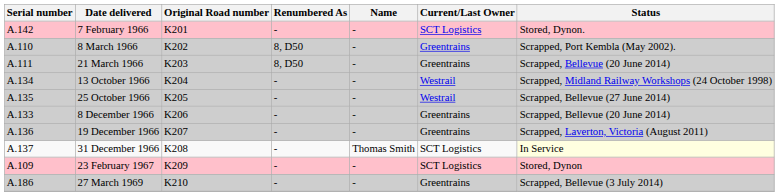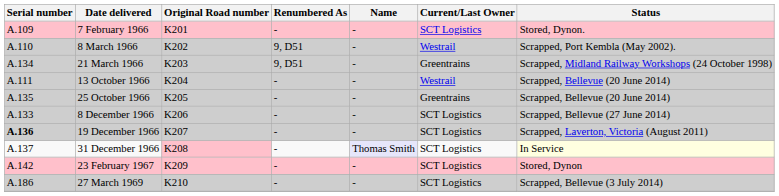(20, 30) A.142 -> (20, 30) A.109
(288, 47) 8, D50 -> (288, 47) 9, D51
(445, 47) Greentrains -> (438, 47) Westrail
(20, 64) A.111 -> (20, 64) A.134
(288, 64) 8, D50 -> (288, 64) 9, D51
(595, 64) Scrapped, Bellevue (20 June 2014) -> (646, 64) Scrapped, Midland Railway Workshops (24 October 1998)
(20, 81) A.134 -> (20, 81) A.111
(646, 81) Scrapped, Midland Railway Workshops (24 October 1998) -> (595, 81) Scrapped, Bellevue (20 June 2014)
(438, 98) Westrail -> (445, 98) Greentrains
(595, 98) Scrapped, Bellevue (27 June 2014) -> (595, 98) Scrapped, Bellevue (20 June 2014)
(445, 115) Greentrains -> (451, 115) SCT Logistics
(595, 115) Scrapped, Bellevue (20 June 2014) -> (595, 115) Scrapped, Bellevue (27 June 2014)
(20, 132) normal -> (20, 132) bold
(445, 132) Greentrains -> (451, 132) SCT Logistics
(176, 149) no background -> (176, 149) pink background
(384, 149) no background -> (384, 149) lavender background
(20, 166) A.109 -> (20, 166) A.142
(445, 183) Greentrains -> (451, 183) SCT Logistics
